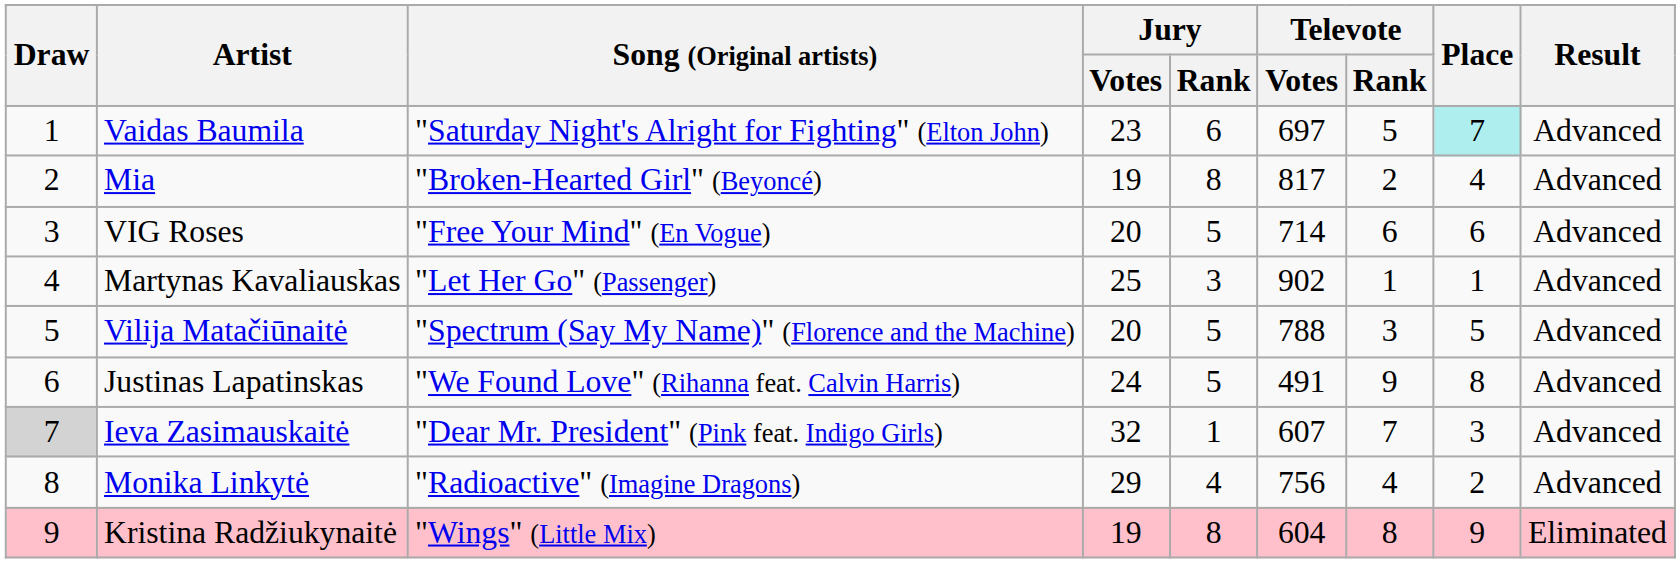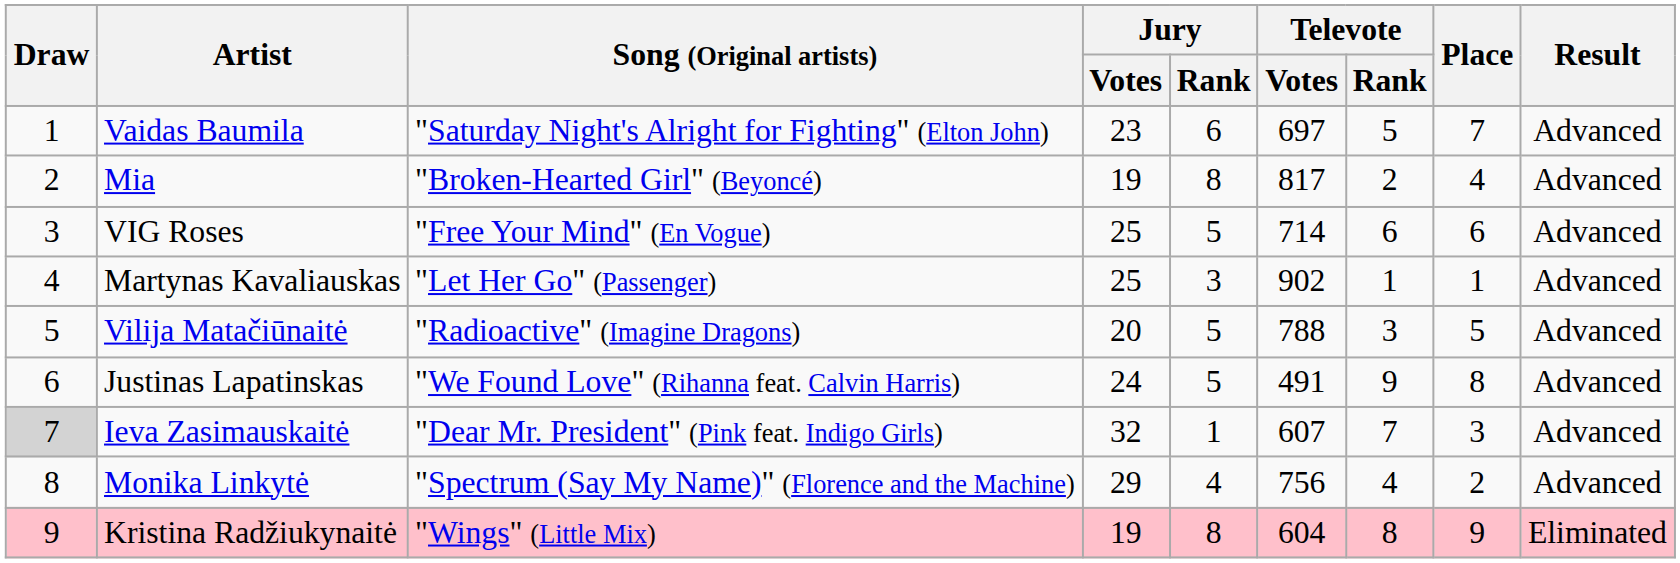(1477, 130) paleturquoise background -> (1477, 130) no background
(1126, 230) 20 -> (1126, 230) 25
(745, 331) "Spectrum (Say My Name)" (Florence and the Machine) -> (608, 331) "Radioactive" (Imagine Dragons)
(608, 481) "Radioactive" (Imagine Dragons) -> (745, 481) "Spectrum (Say My Name)" (Florence and the Machine)
